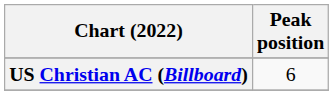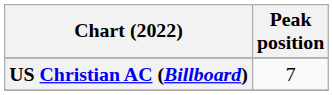(291, 74) 6 -> (291, 74) 7
